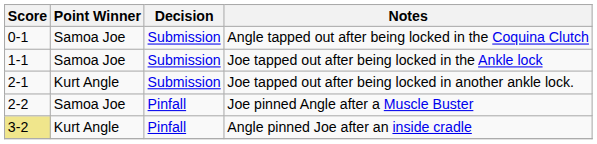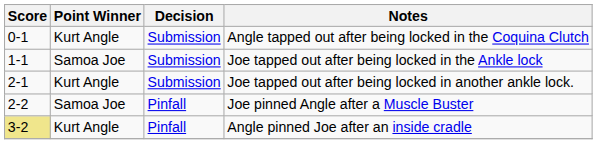(90, 38) Samoa Joe -> (86, 38) Kurt Angle
